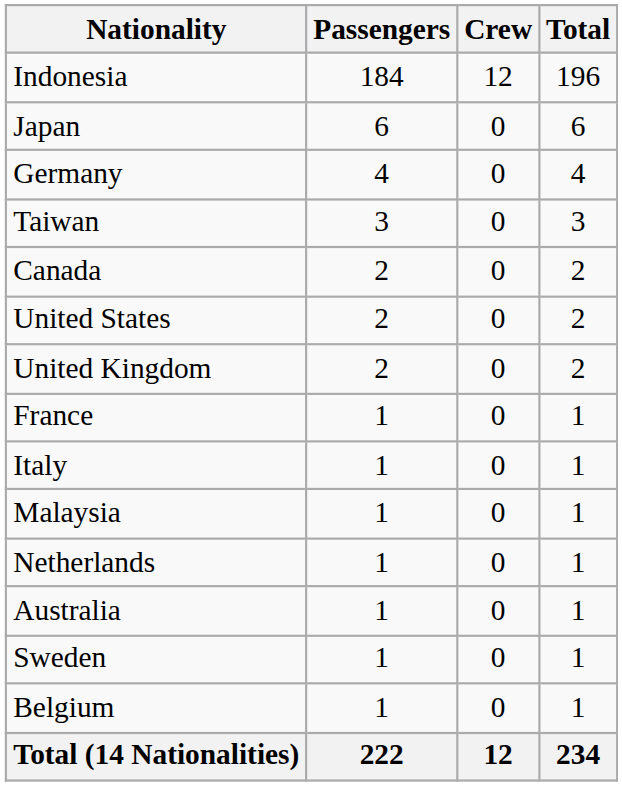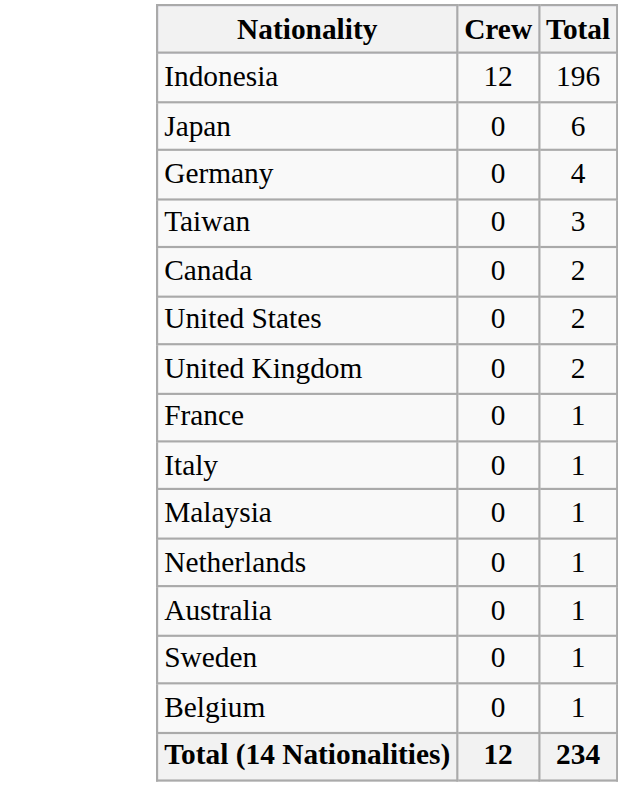- column: (382, 28)
